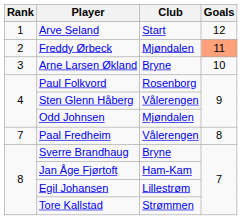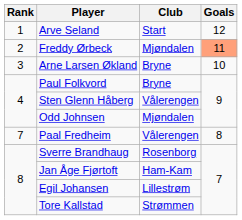(169, 83) Rosenborg -> (157, 83) Bryne
(157, 153) Bryne -> (169, 153) Rosenborg
